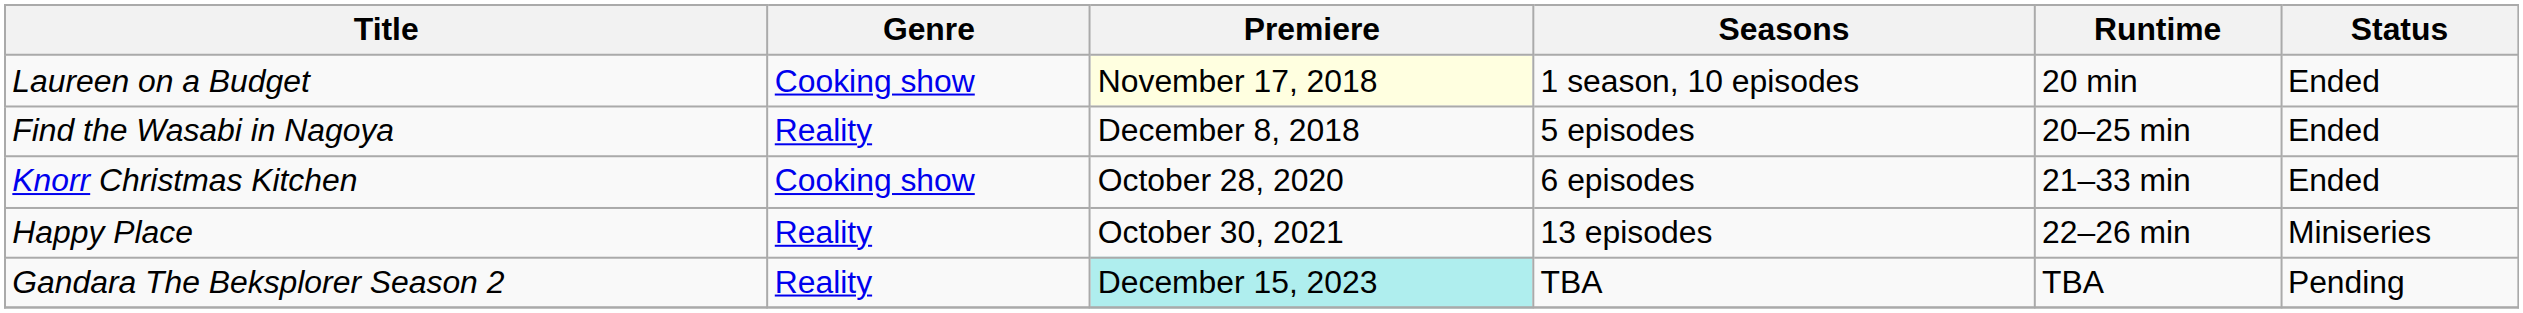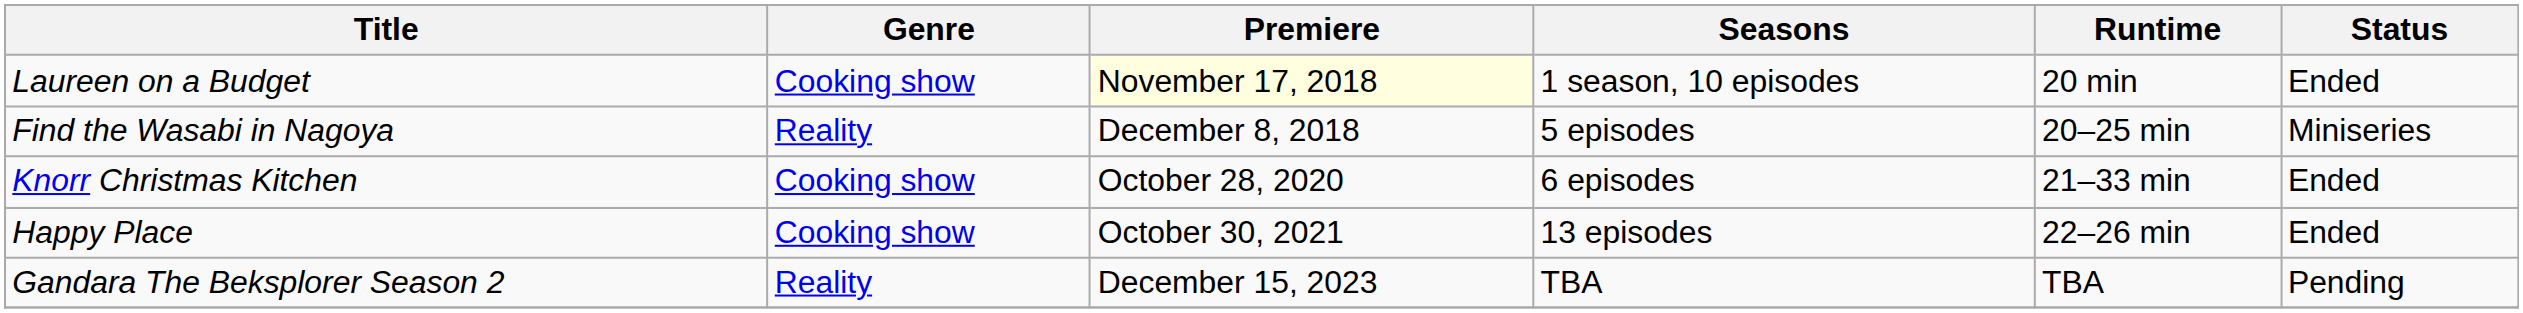(2334, 130) Ended -> (2360, 130) Miniseries
(823, 231) Reality -> (875, 231) Cooking show
(2360, 231) Miniseries -> (2334, 231) Ended
(1238, 282) paleturquoise background -> (1238, 282) no background
